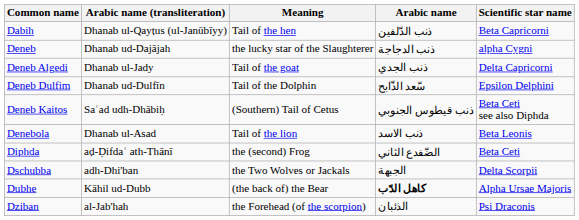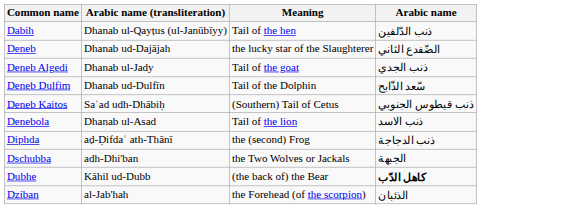- column: (525, 13)
(407, 49) ذنب الدجاجة -> (409, 49) الضّفدع الثاني
(409, 152) الضّفدع الثاني -> (407, 140) ذنب الدجاجة
